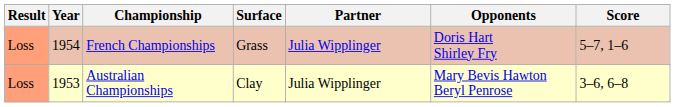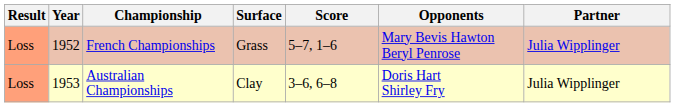columns swapped: (358, 15) <-> (623, 15)
(66, 45) 1954 -> (66, 45) 1952
(465, 45) Doris Hart Shirley Fry -> (438, 45) Mary Bevis Hawton Beryl Penrose
(490, 83) Mary Bevis Hawton Beryl Penrose -> (413, 83) Doris Hart Shirley Fry
